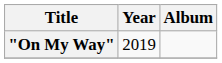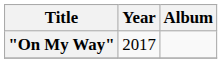(139, 44) 2019 -> (139, 44) 2017
